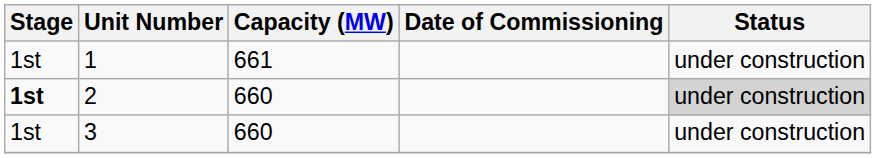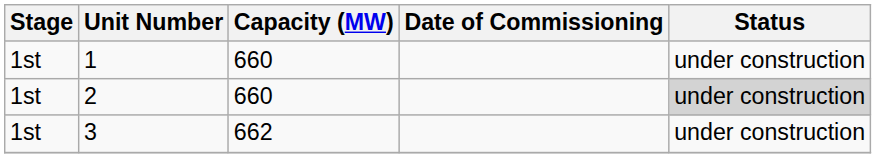(253, 59) 661 -> (253, 59) 660
(27, 96) bold -> (26, 96) normal
(253, 133) 660 -> (253, 133) 662
